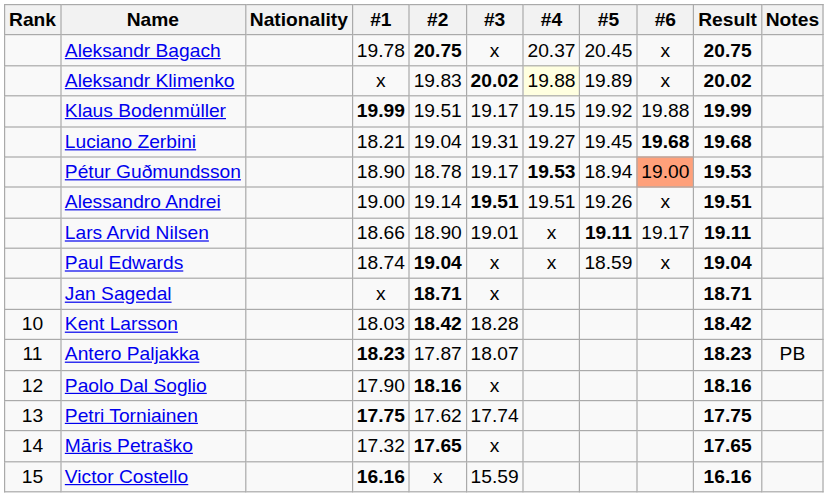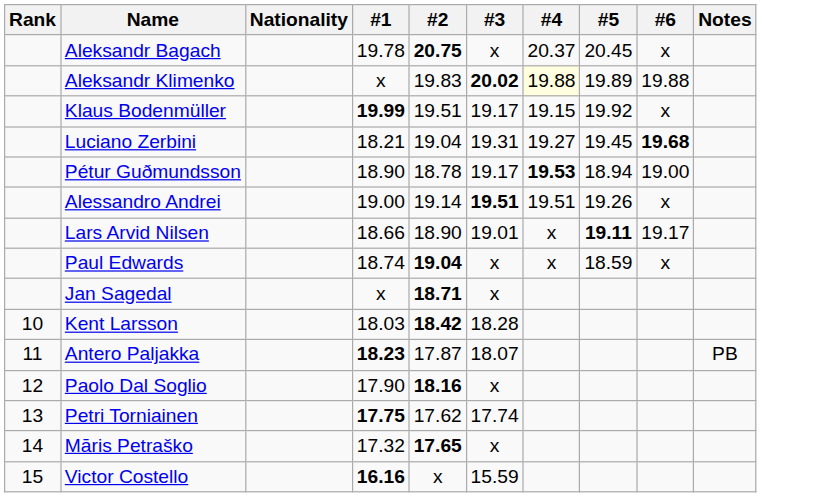- column: (728, 19)
(665, 80) x -> (665, 80) 19.88
(665, 111) 19.88 -> (665, 111) x
(665, 171) lightsalmon background -> (665, 171) no background
